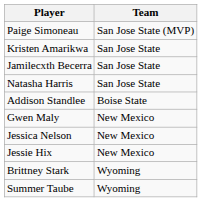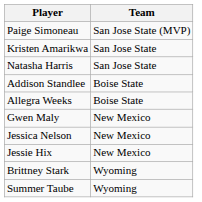- row: (49, 65)
+ row: (39, 100)
